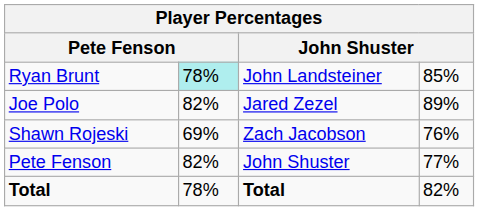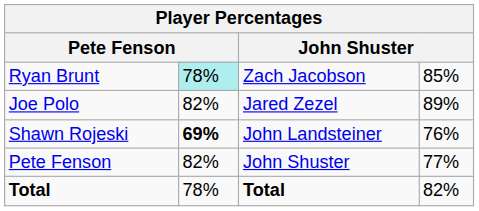(312, 76) John Landsteiner -> (304, 76) Zach Jacobson
(201, 133) normal -> (201, 133) bold
(304, 133) Zach Jacobson -> (312, 133) John Landsteiner
